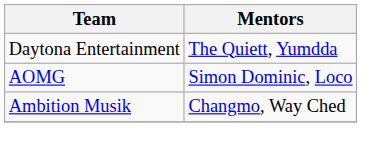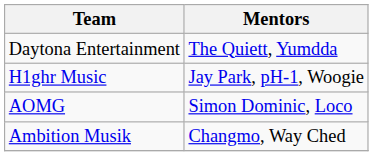+ row: (58, 77)
